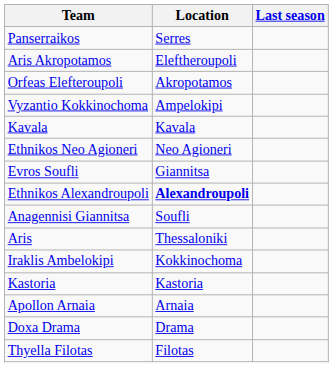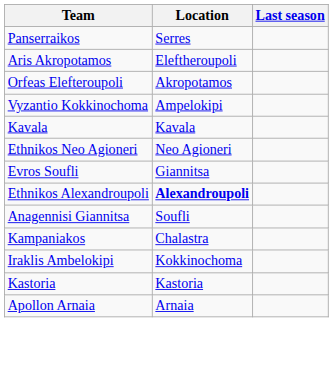+ row: (46, 238)
- row: (20, 238)
- row: (44, 328)
- row: (50, 350)
